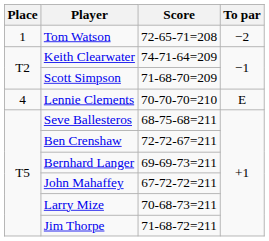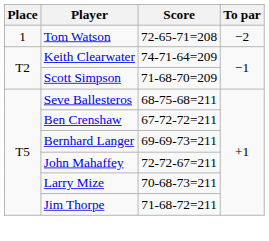- row: (89, 99)
(179, 141) 72-72-67=211 -> (179, 120) 67-72-72=211
(179, 183) 67-72-72=211 -> (179, 162) 72-72-67=211
